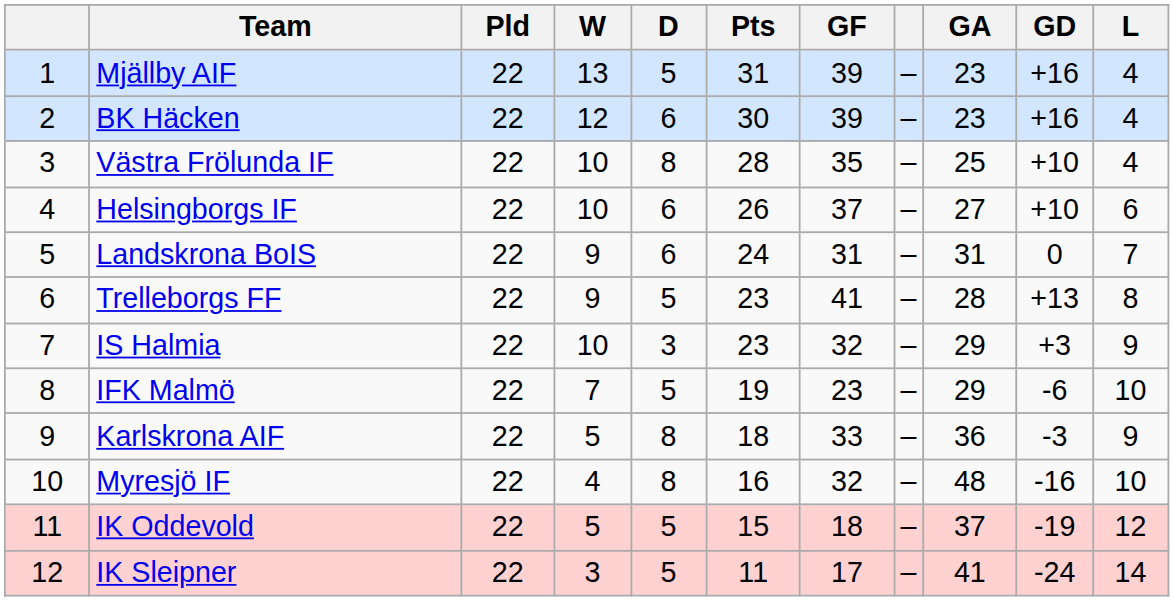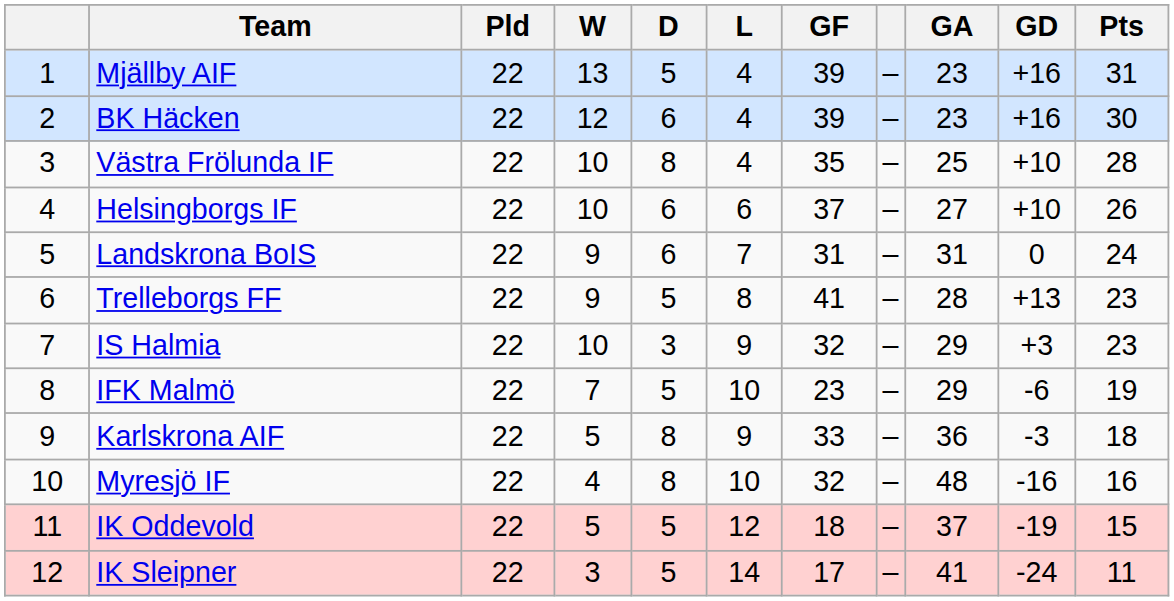columns swapped: (1131, 27) <-> (753, 27)
